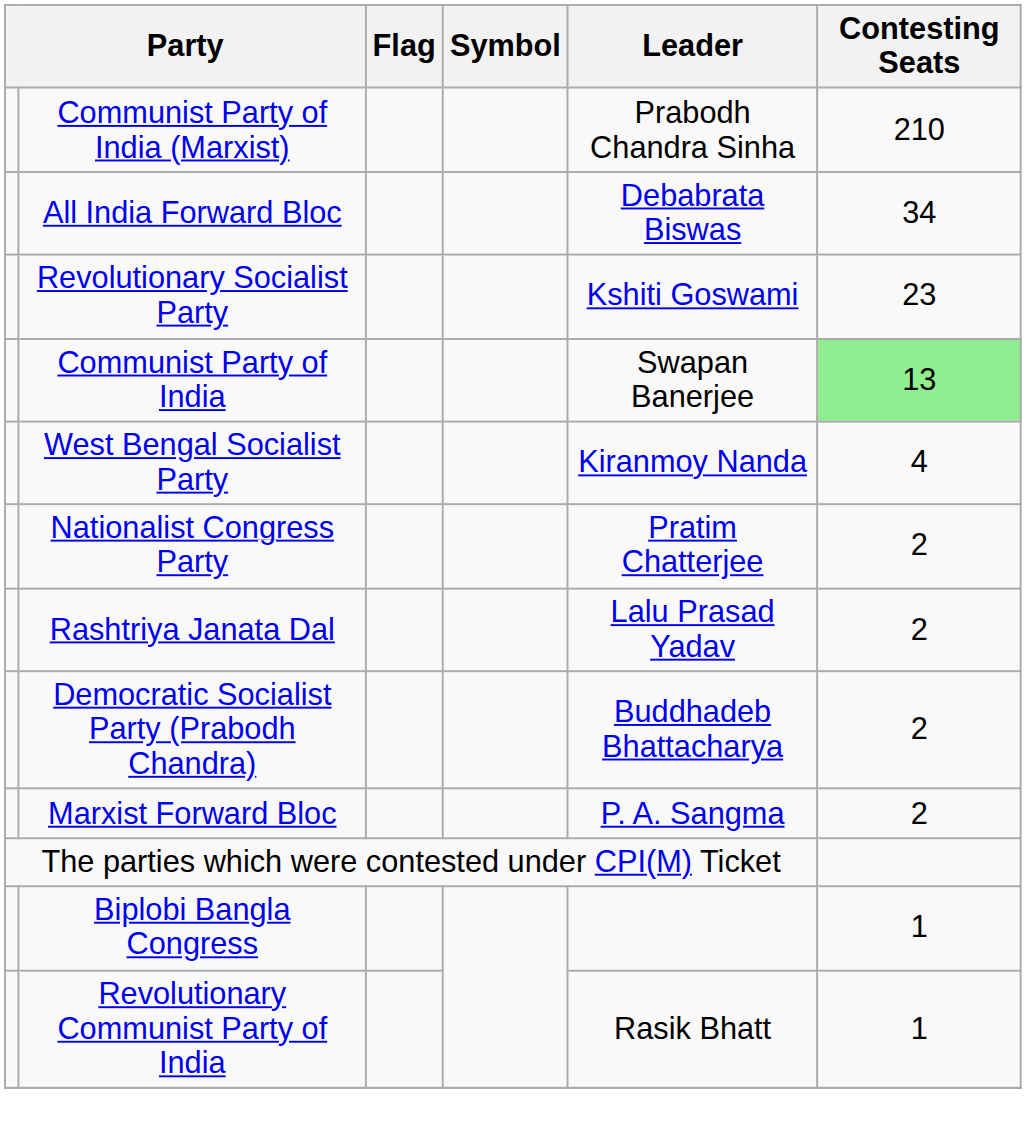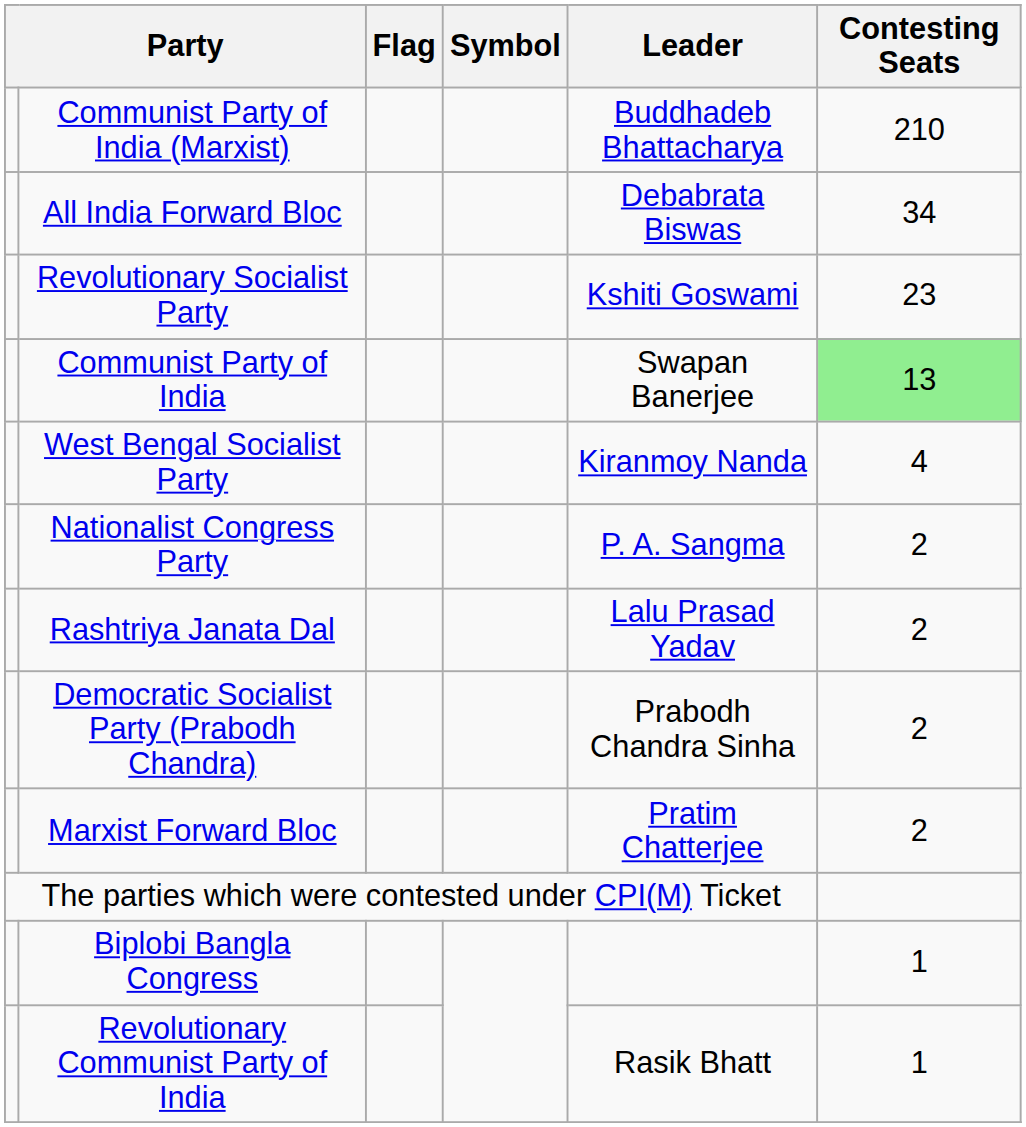(693, 129) Prabodh Chandra Sinha -> (693, 129) Buddhadeb Bhattacharya
(693, 545) Pratim Chatterjee -> (693, 545) P. A. Sangma
(693, 729) Buddhadeb Bhattacharya -> (693, 729) Prabodh Chandra Sinha
(693, 812) P. A. Sangma -> (693, 830) Pratim Chatterjee
